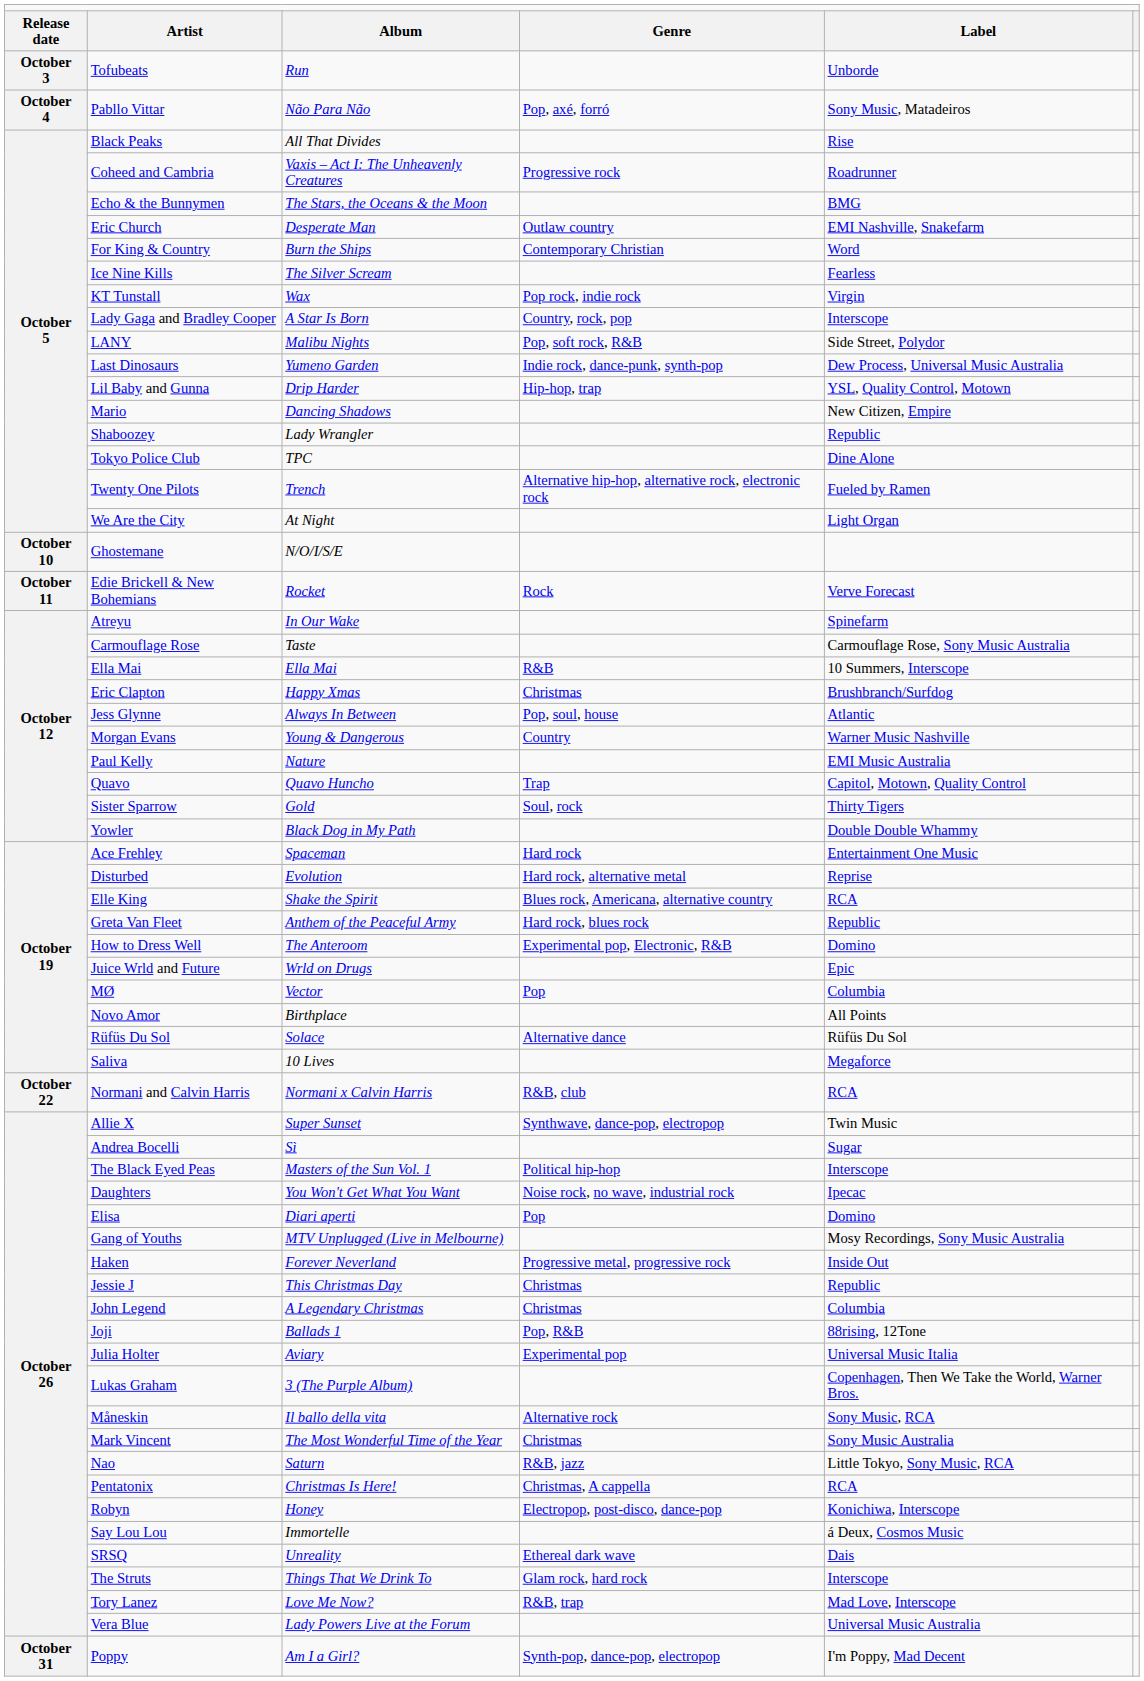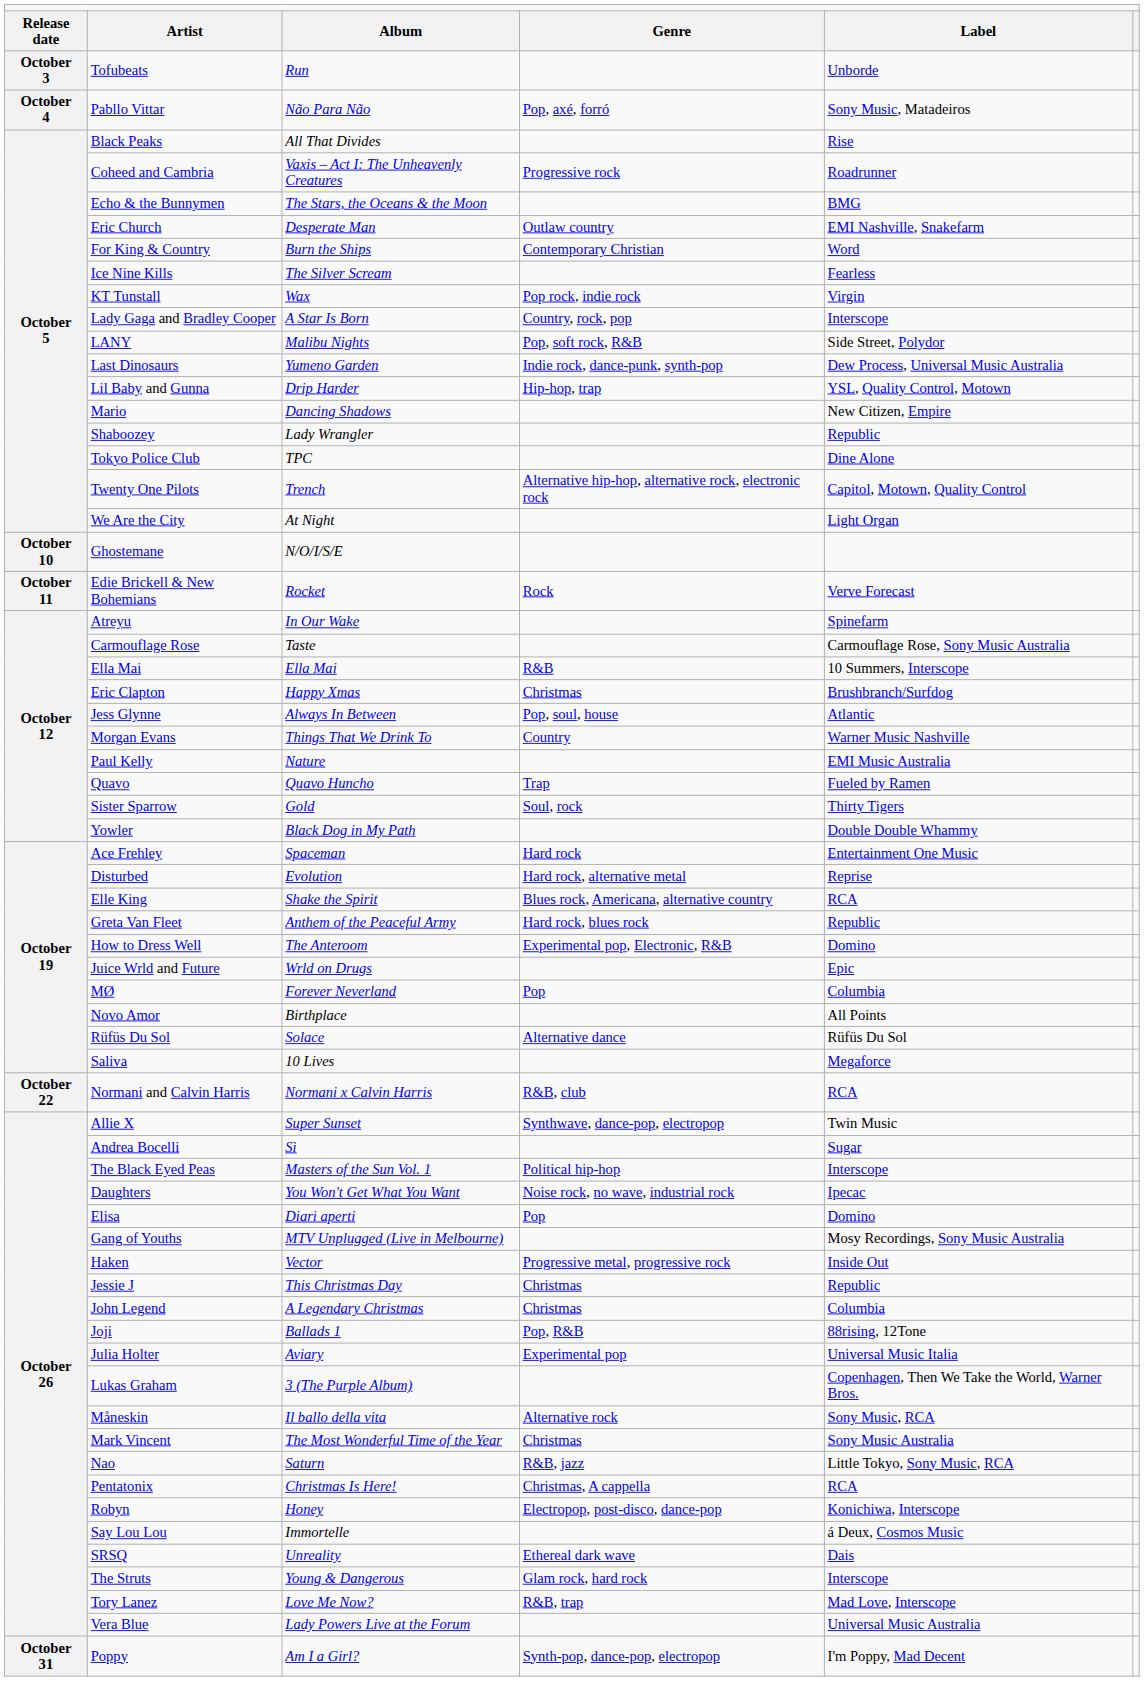(879, 489) Fueled by Ramen -> (927, 489) Capitol, Motown, Quality Control
(345, 737) Young & Dangerous -> (358, 737) Things That We Drink To
(927, 783) Capitol, Motown, Quality Control -> (879, 783) Fueled by Ramen
(304, 991) Vector -> (341, 991) Forever Neverland
(341, 1262) Forever Neverland -> (304, 1262) Vector
(358, 1578) Things That We Drink To -> (345, 1578) Young & Dangerous
